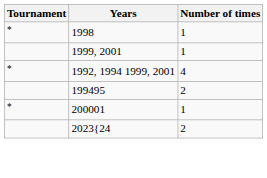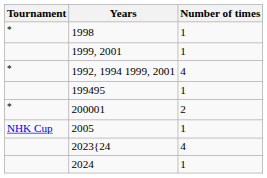(183, 90) 2 -> (183, 90) 1
(183, 109) 1 -> (183, 109) 2
+ row: (83, 129)
(183, 129) 2 -> (183, 146) 4
+ row: (83, 164)
